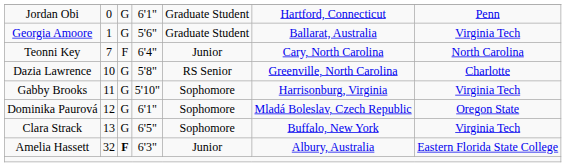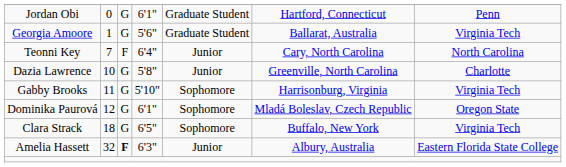(207, 71) RS Senior -> (207, 71) Junior
(109, 128) 13 -> (109, 128) 18
